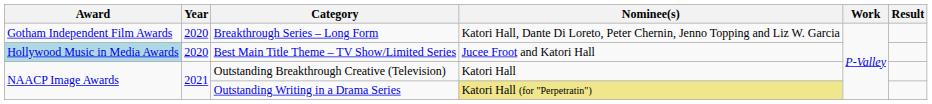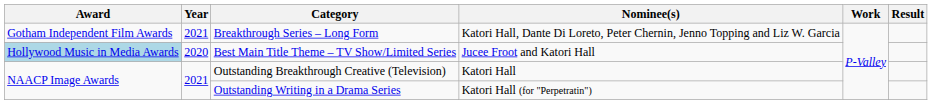(196, 33) 2020 -> (196, 33) 2021
(527, 90) khaki background -> (527, 90) no background
